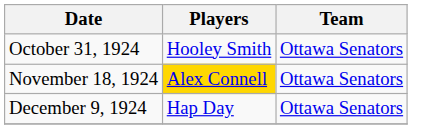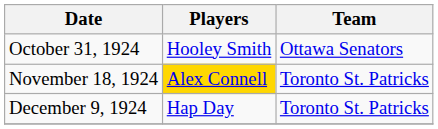(342, 78) Ottawa Senators -> (354, 78) Toronto St. Patricks
(342, 108) Ottawa Senators -> (354, 108) Toronto St. Patricks
